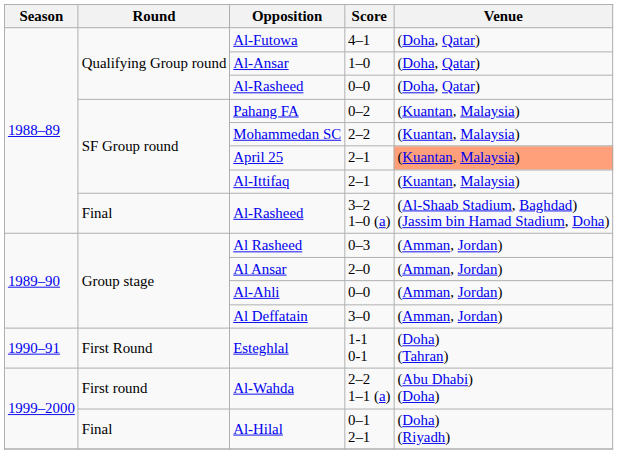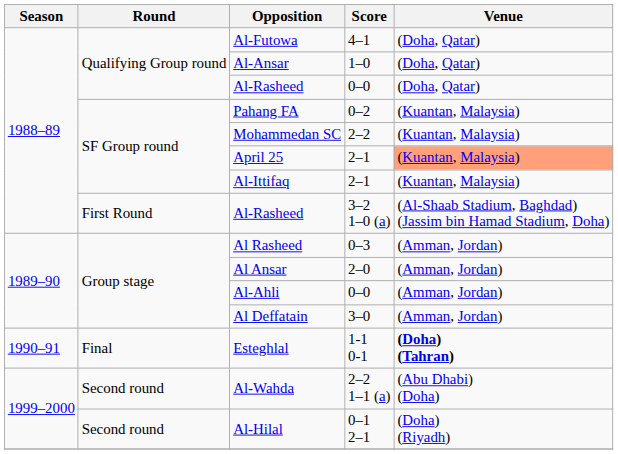(97, 213) Final -> (117, 213) First Round
(117, 348) First Round -> (97, 348) Final
(423, 348) normal -> (426, 348) bold
(115, 388) First round -> (123, 388) Second round
(97, 428) Final -> (123, 428) Second round
